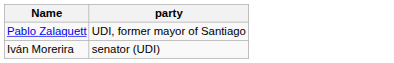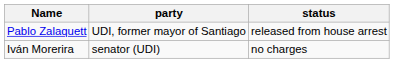+ column: (319, 13)
